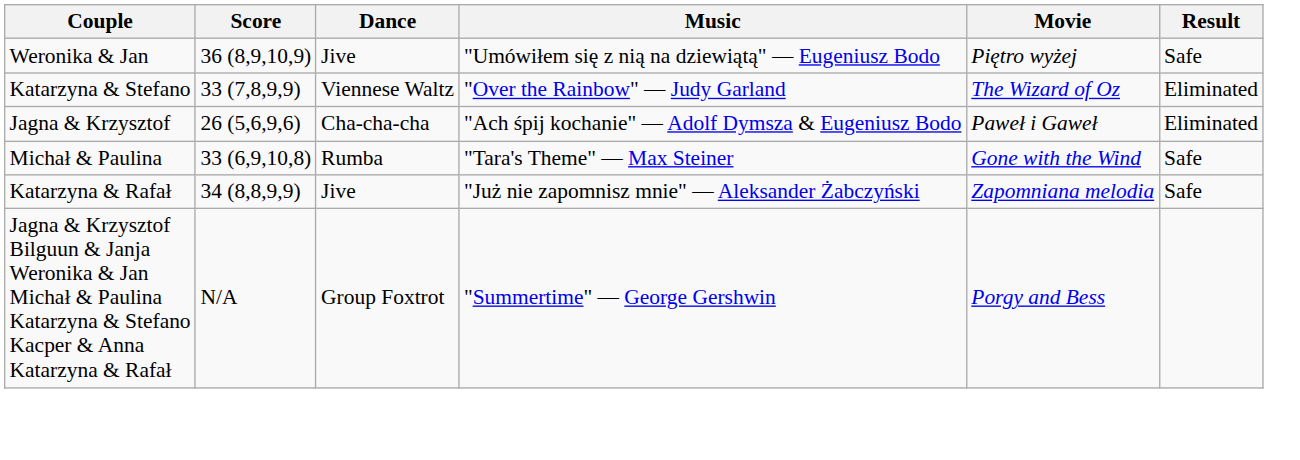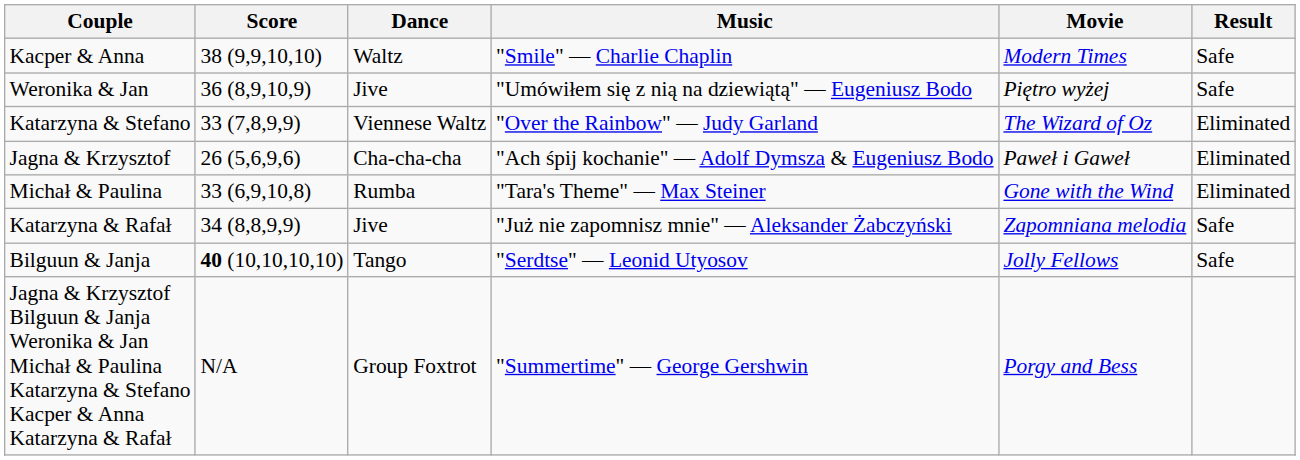+ row: (77, 55)
(1183, 157) Safe -> (1243, 191) Eliminated
+ row: (80, 259)
